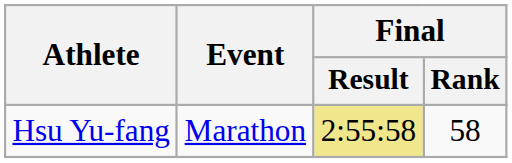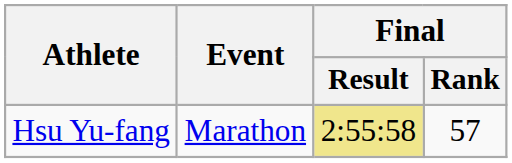(465, 130) 58 -> (465, 130) 57
